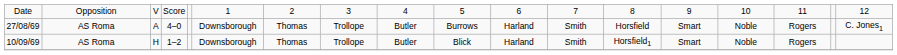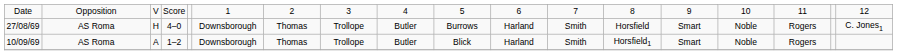(156, 26) A -> (156, 26) H
(156, 42) H -> (156, 42) A
